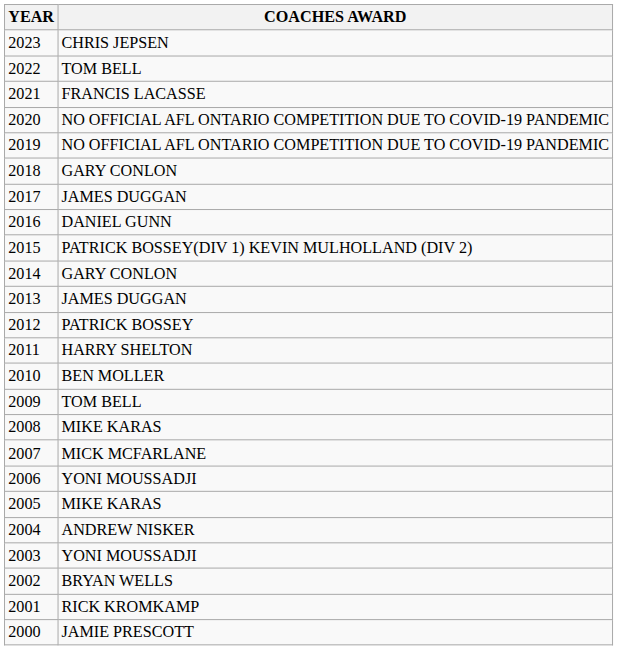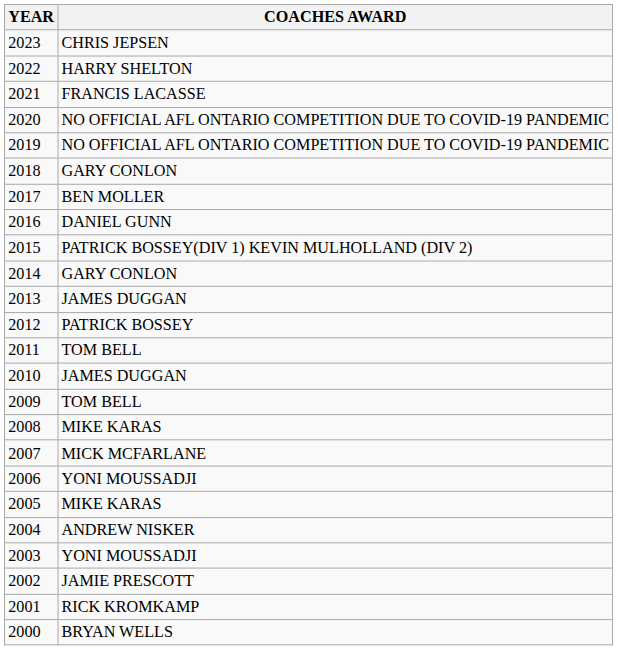(102, 68) TOM BELL -> (127, 68) HARRY SHELTON
(124, 196) JAMES DUGGAN -> (113, 196) BEN MOLLER
(127, 350) HARRY SHELTON -> (102, 350) TOM BELL
(113, 376) BEN MOLLER -> (124, 376) JAMES DUGGAN
(117, 581) BRYAN WELLS -> (128, 581) JAMIE PRESCOTT
(128, 632) JAMIE PRESCOTT -> (117, 632) BRYAN WELLS
